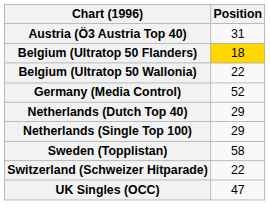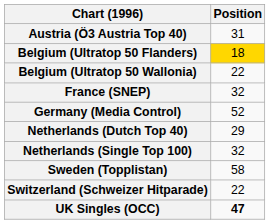+ row: (108, 92)
(238, 131) 29 -> (238, 151) 32
(238, 190) normal -> (238, 209) bold
